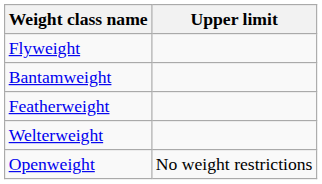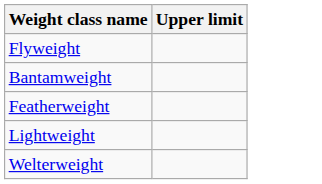+ row: (52, 135)
- row: (52, 164)
